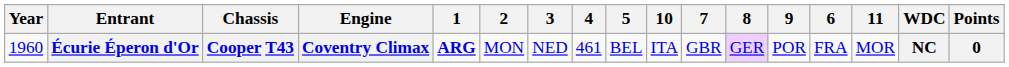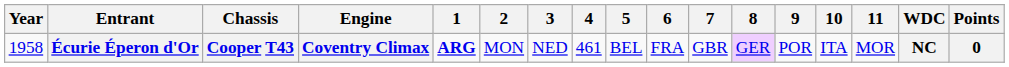columns swapped: (831, 19) <-> (664, 19)
(26, 47) 1960 -> (26, 47) 1958
